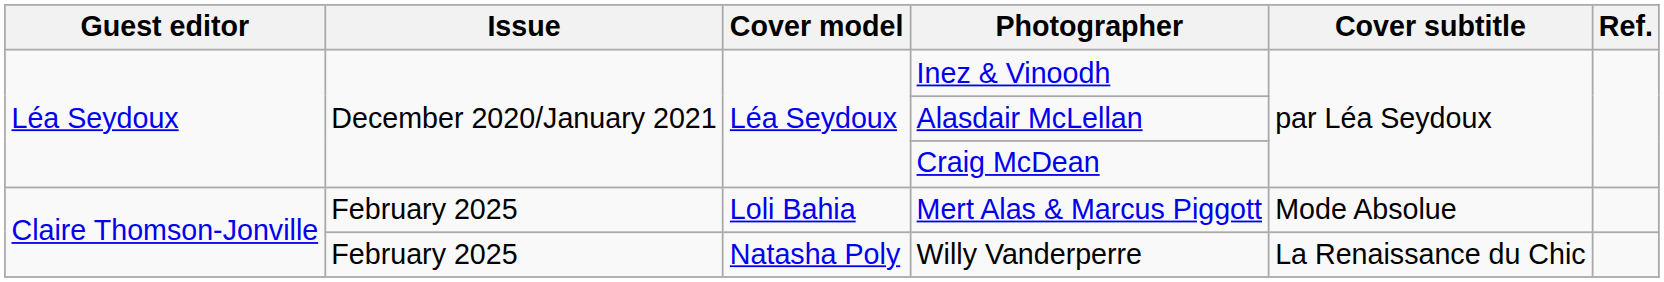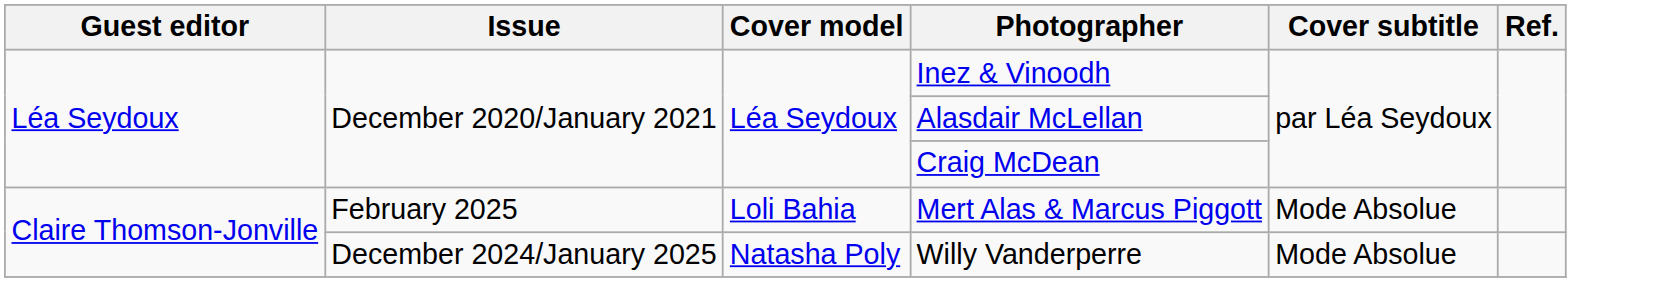(425, 254) February 2025 -> (524, 254) December 2024/January 2025
(1430, 254) La Renaissance du Chic -> (1366, 254) Mode Absolue
